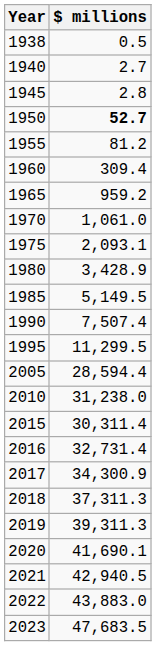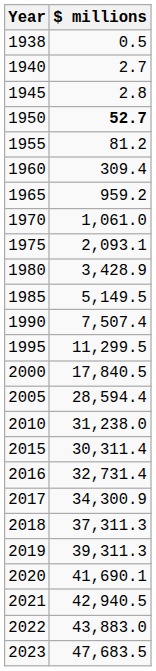+ row: (27, 373)
